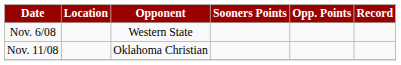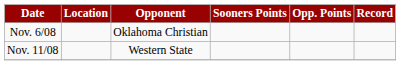(161, 32) Western State -> (161, 32) Oklahoma Christian
(161, 50) Oklahoma Christian -> (161, 50) Western State
